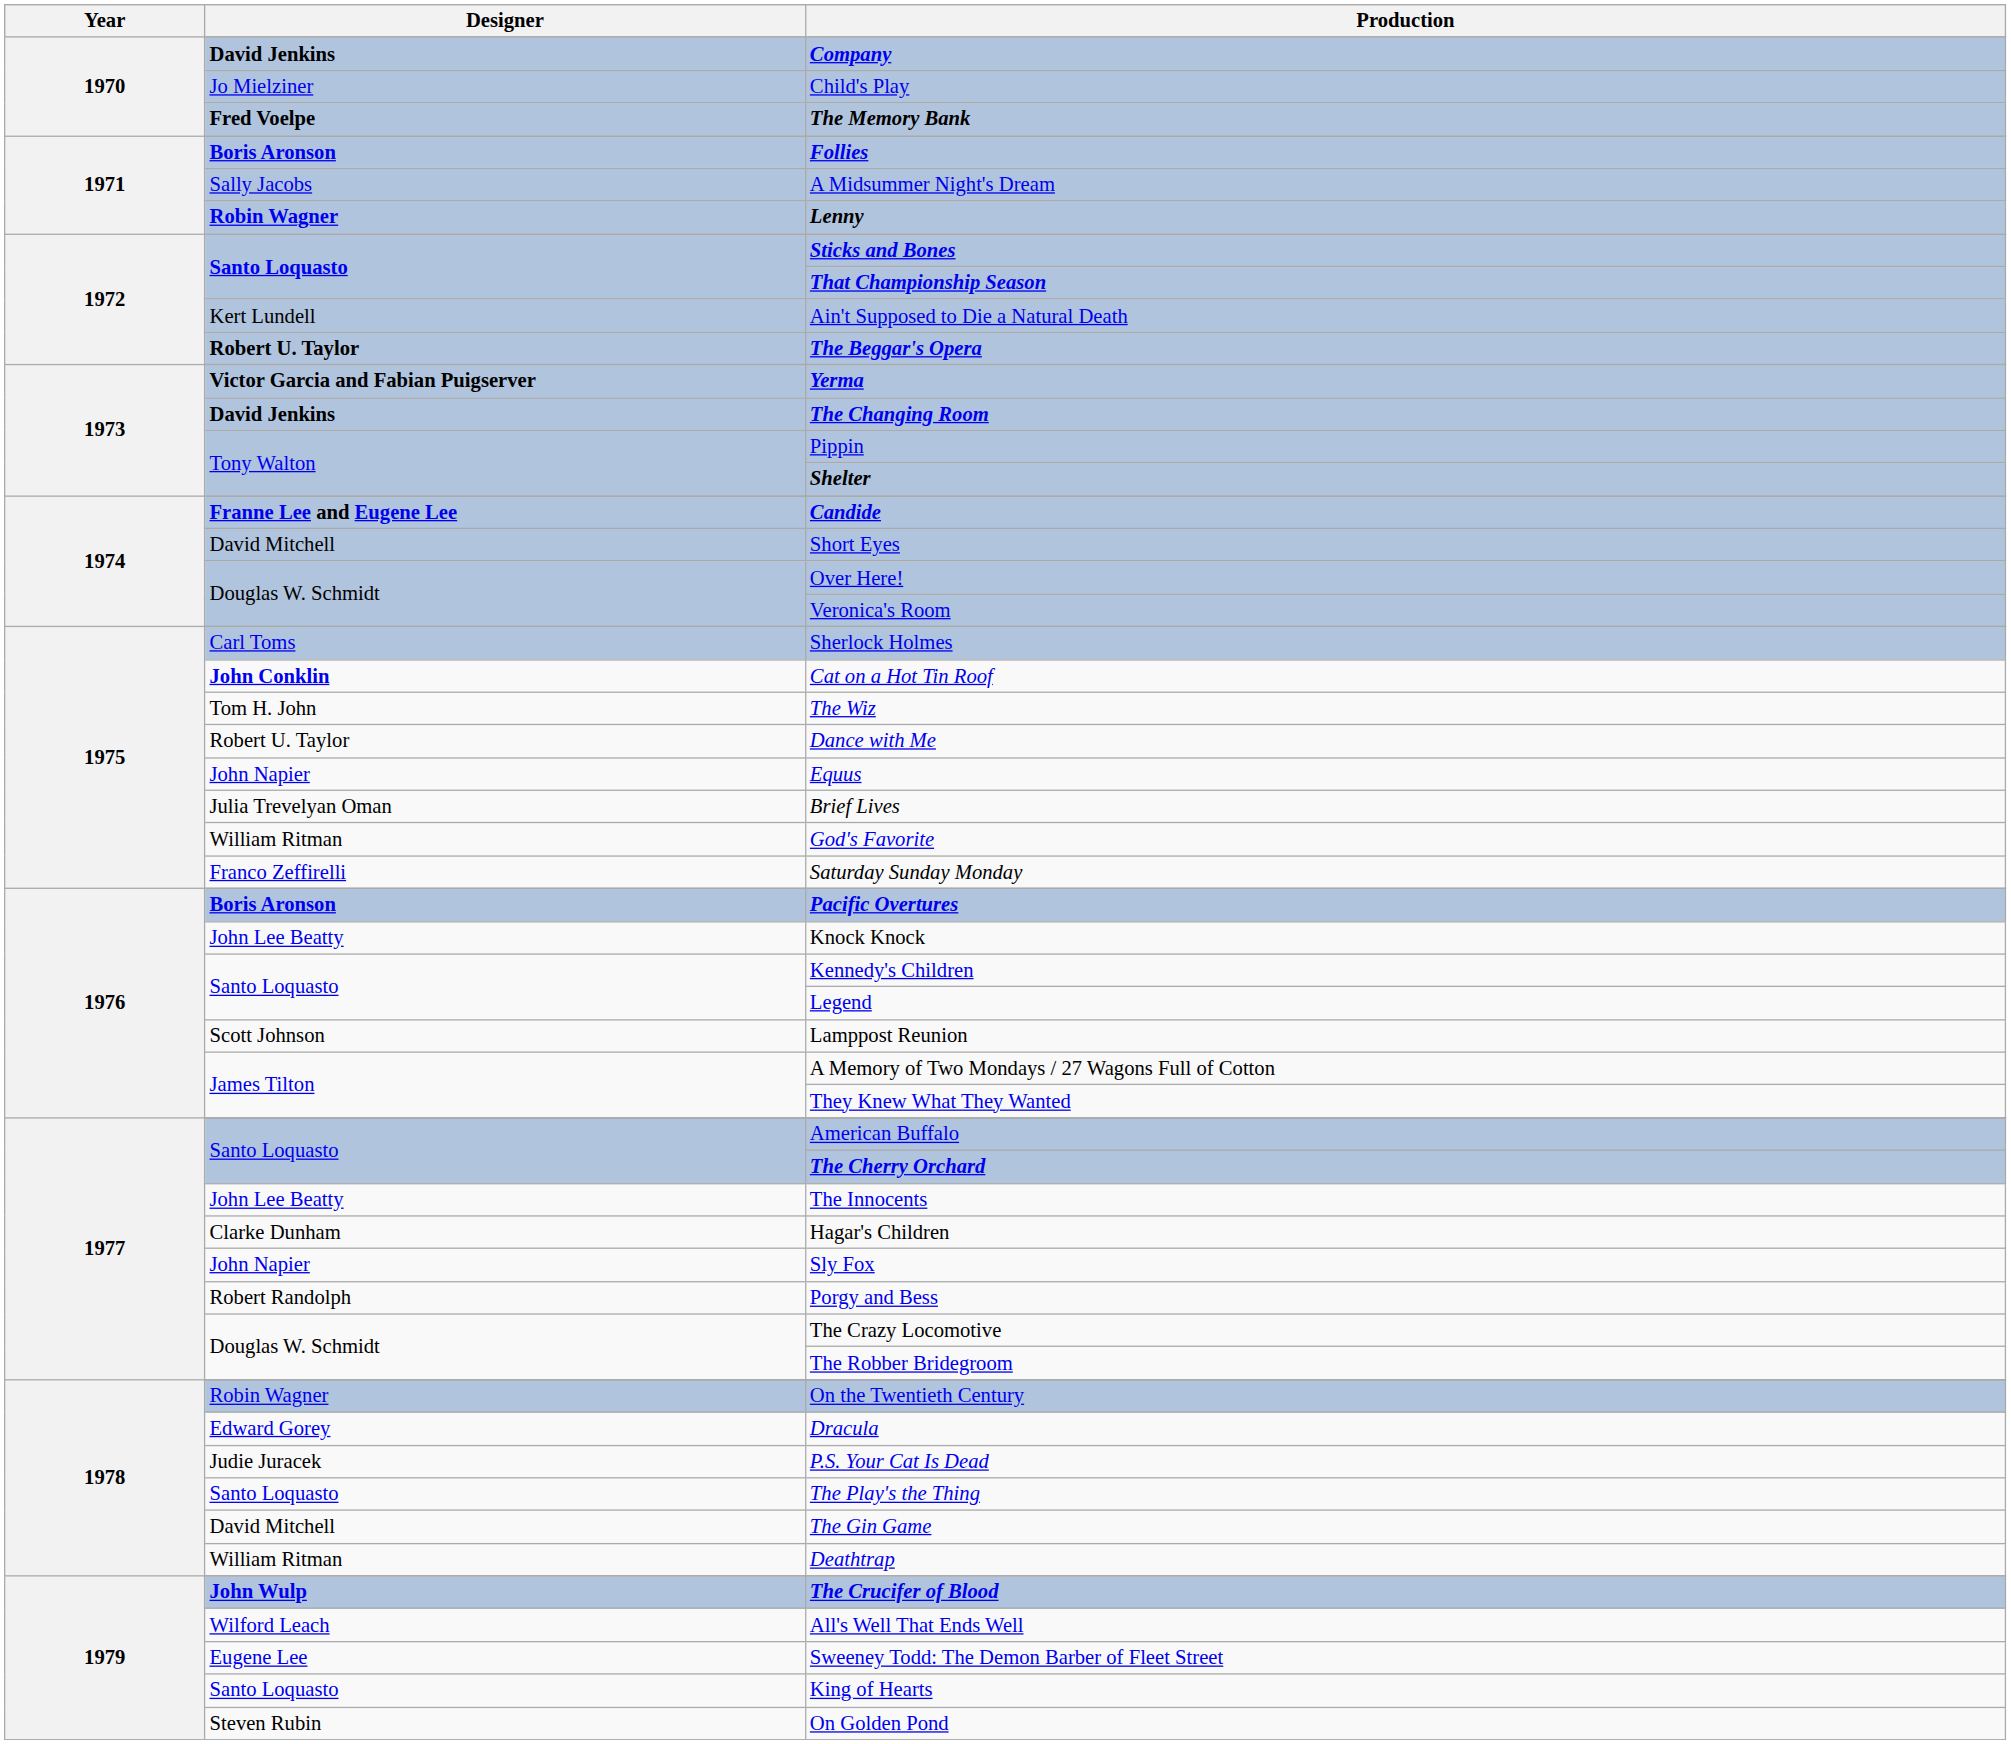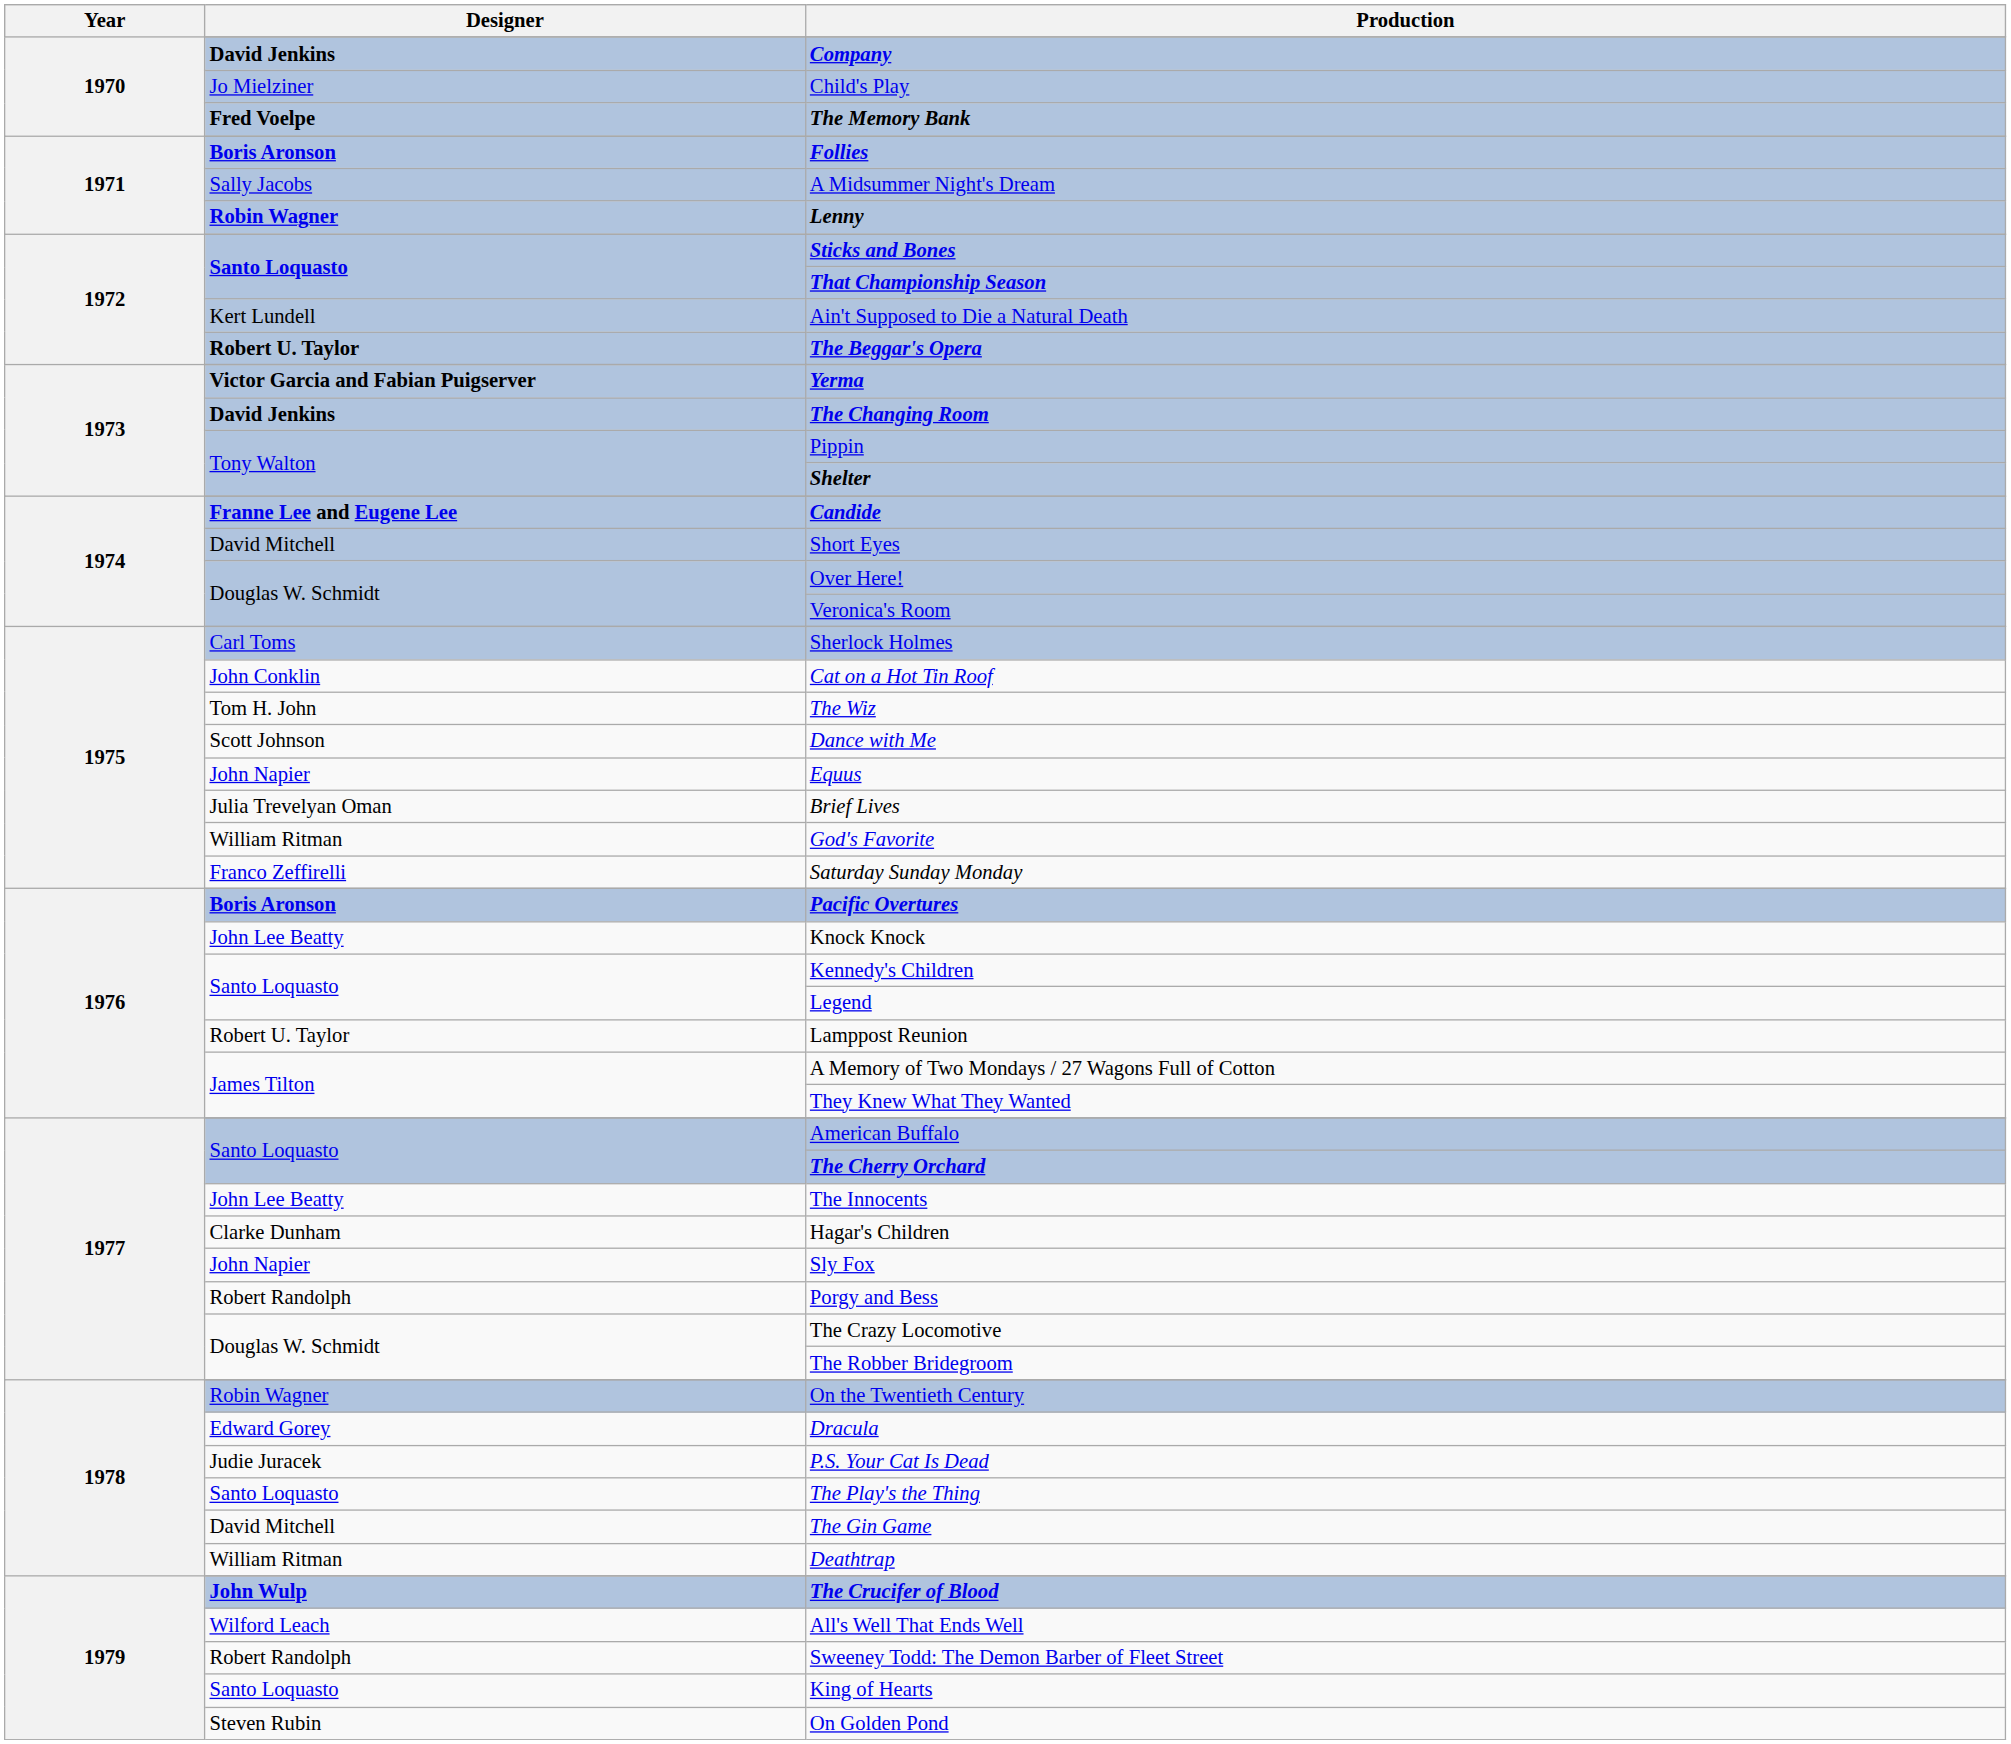(269, 675) bold -> (265, 675) normal
(279, 741) Robert U. Taylor -> (267, 741) Scott Johnson
(267, 1035) Scott Johnson -> (279, 1035) Robert U. Taylor
(259, 1657) Eugene Lee -> (280, 1657) Robert Randolph
